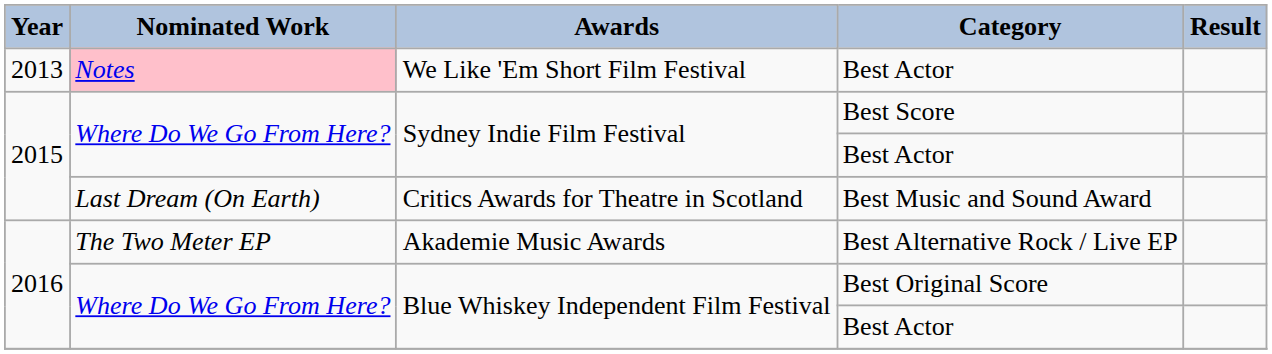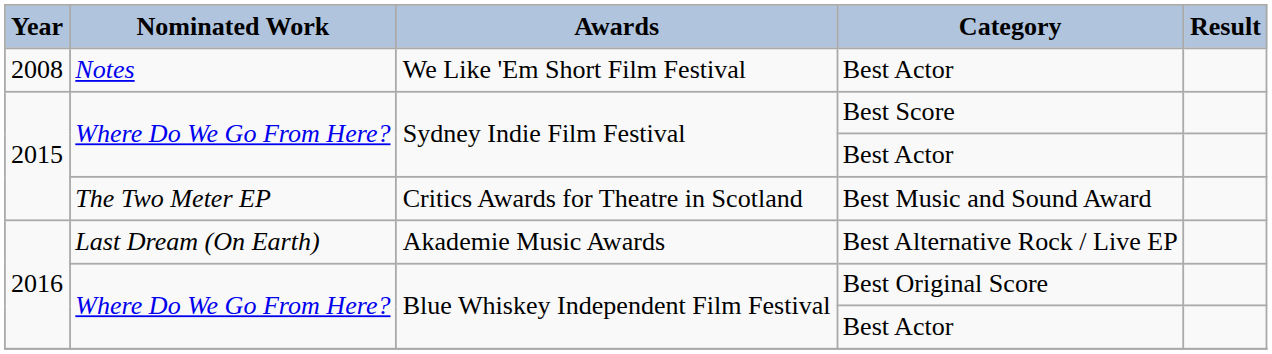(37, 69) 2013 -> (37, 69) 2008
(105, 69) pink background -> (105, 69) no background
(197, 198) Last Dream (On Earth) -> (173, 198) The Two Meter EP
(173, 241) The Two Meter EP -> (197, 241) Last Dream (On Earth)
